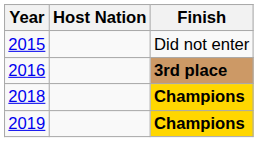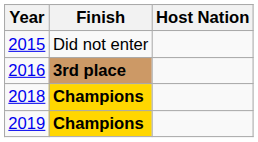columns swapped: (100, 17) <-> (202, 17)
